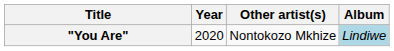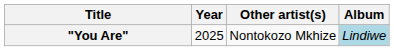(209, 35) 2020 -> (209, 35) 2025
